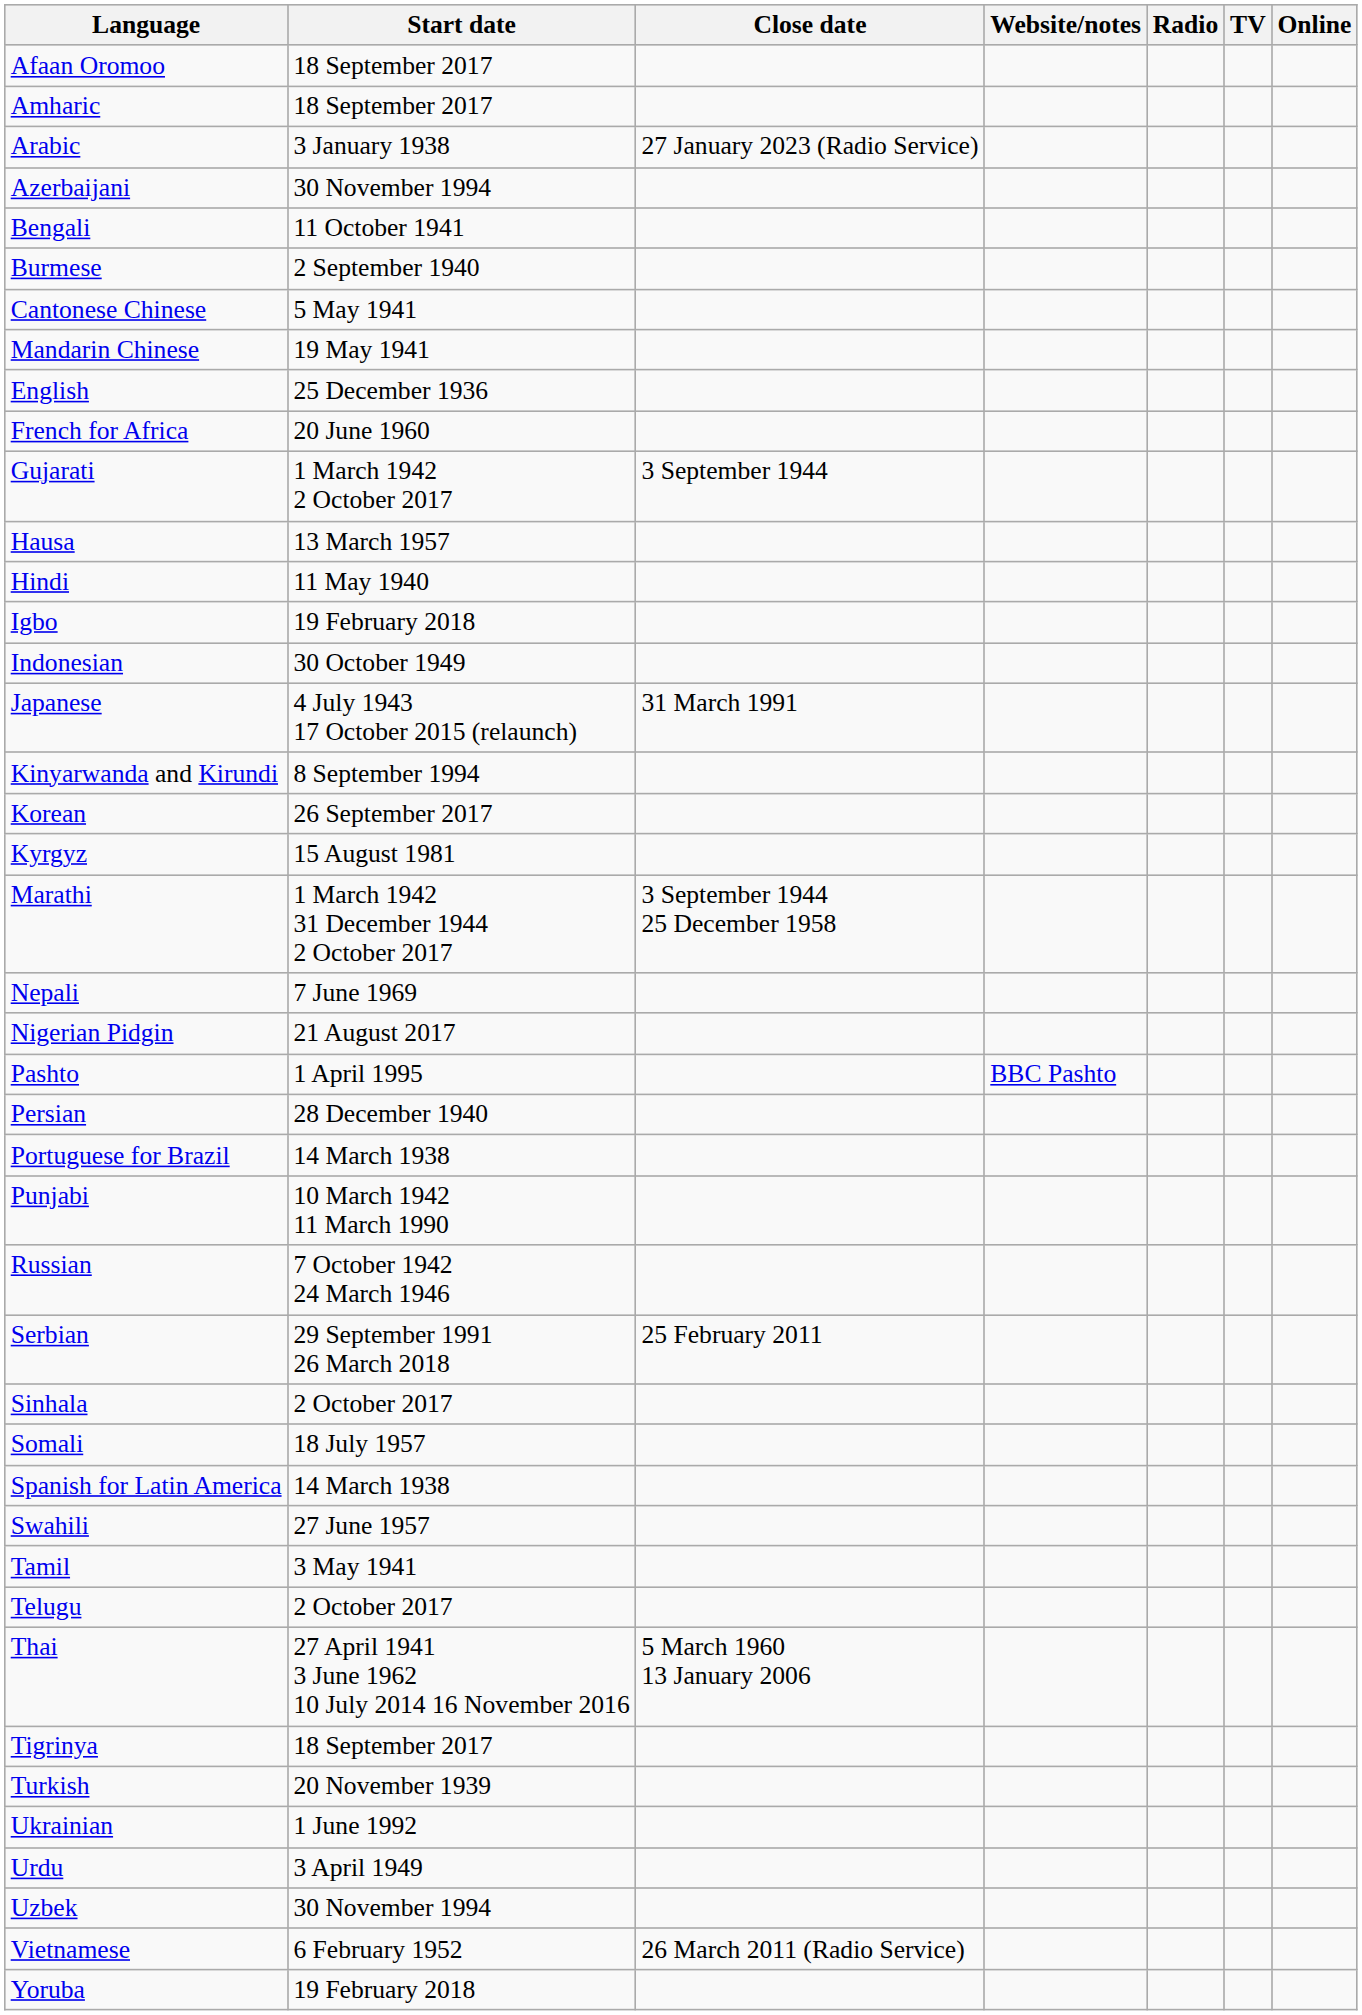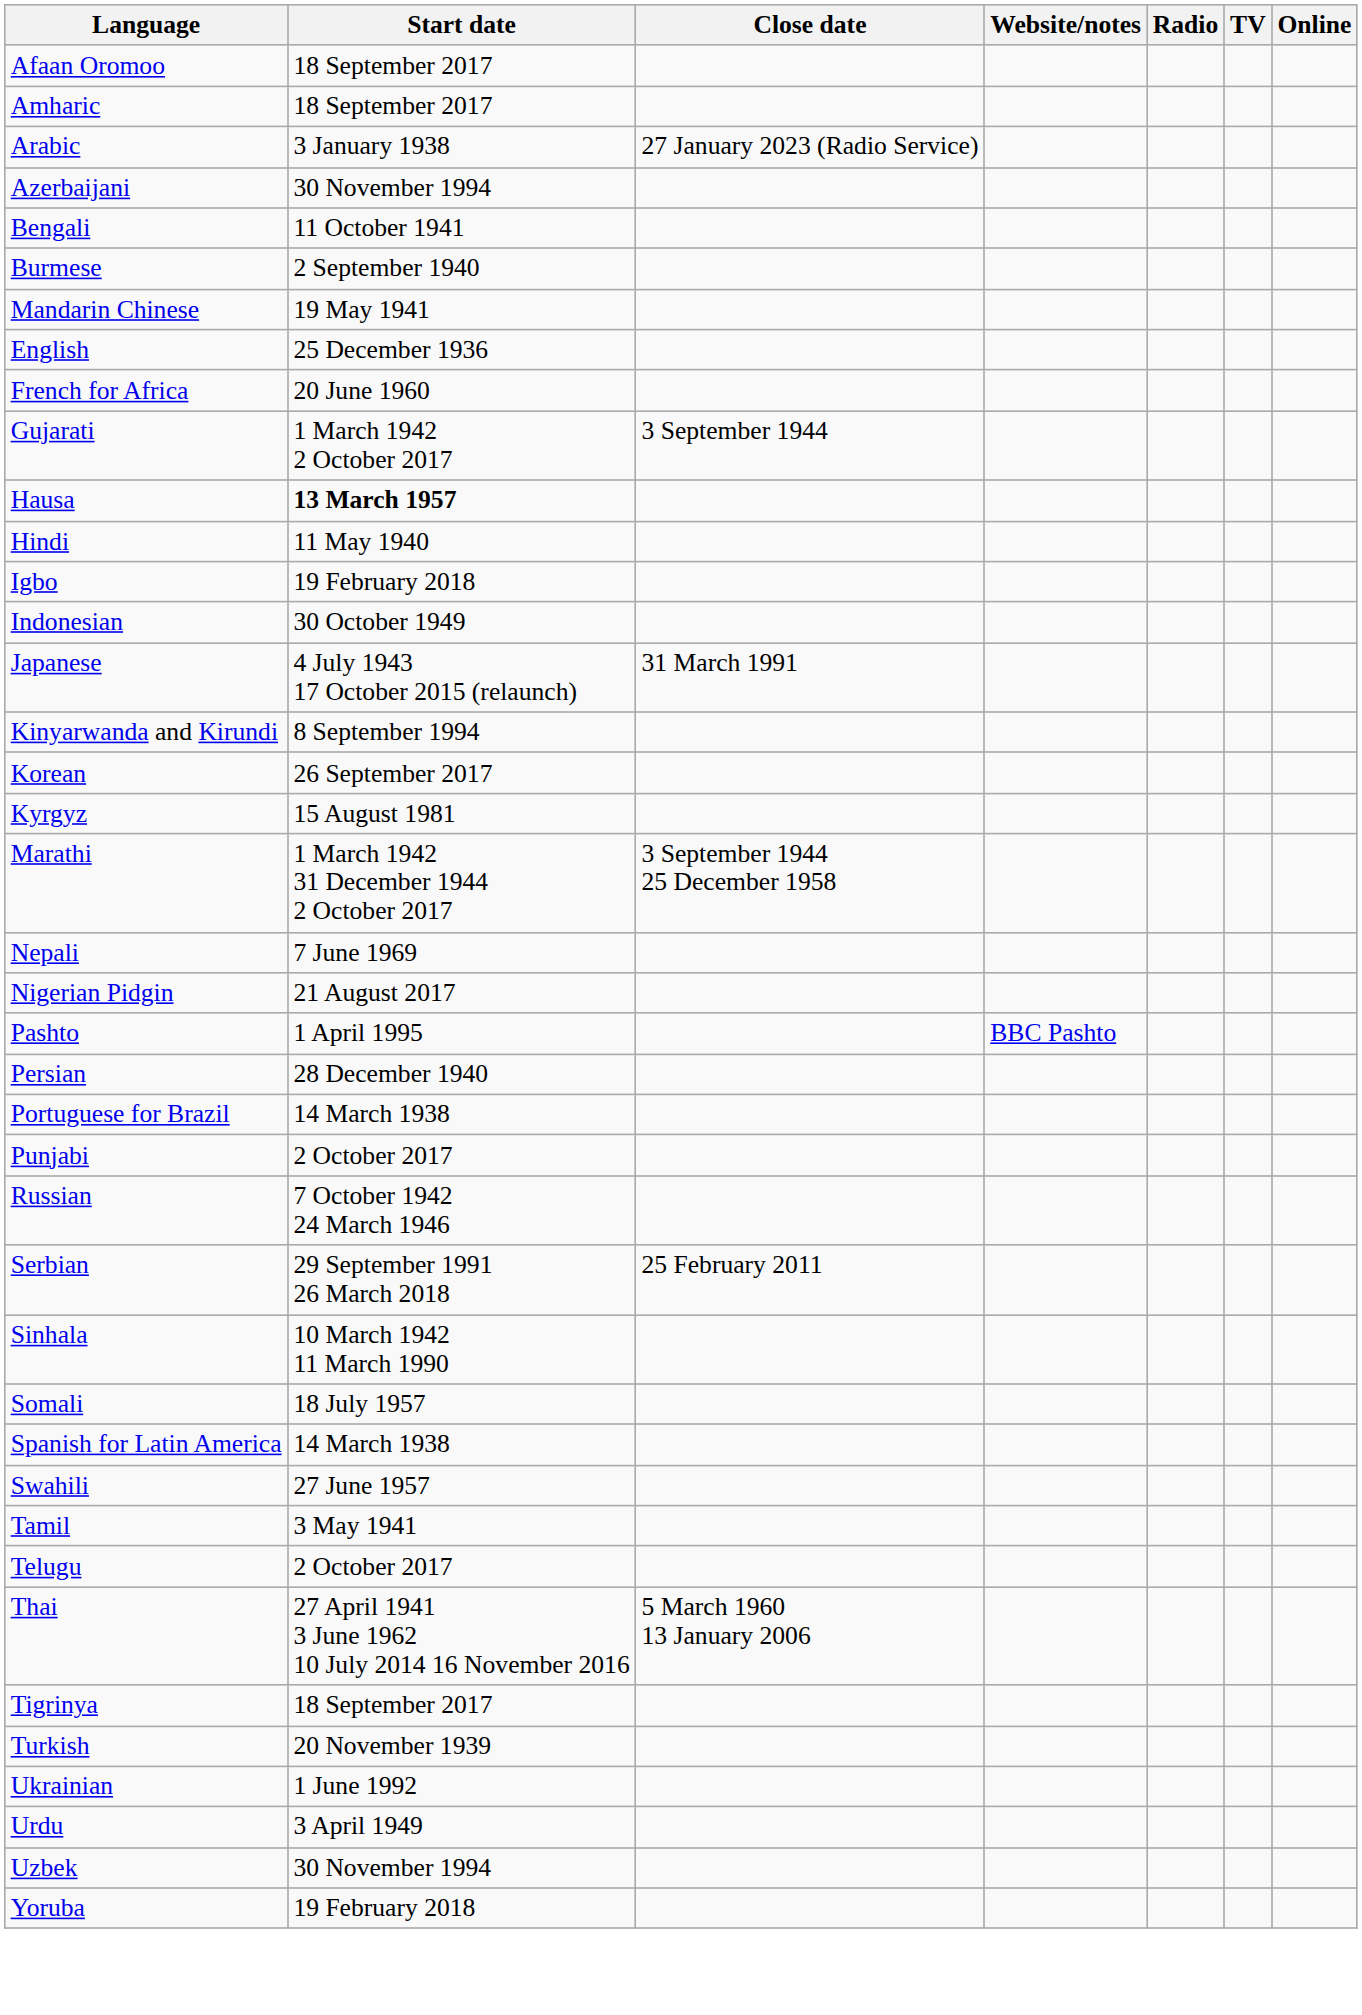- row: (108, 308)
(372, 540) normal -> (375, 500) bold
(372, 1210) 10 March 1942 11 March 1990 -> (373, 1154) 2 October 2017
(373, 1403) 2 October 2017 -> (372, 1348) 10 March 1942 11 March 1990
- row: (70, 1948)
